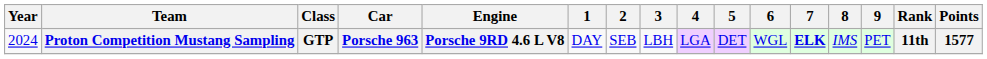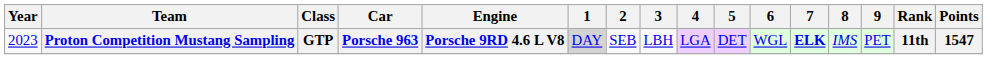(23, 40) 2024 -> (23, 40) 2023
(587, 40) no background -> (587, 40) lightgrey background
(959, 40) 1577 -> (959, 40) 1547
